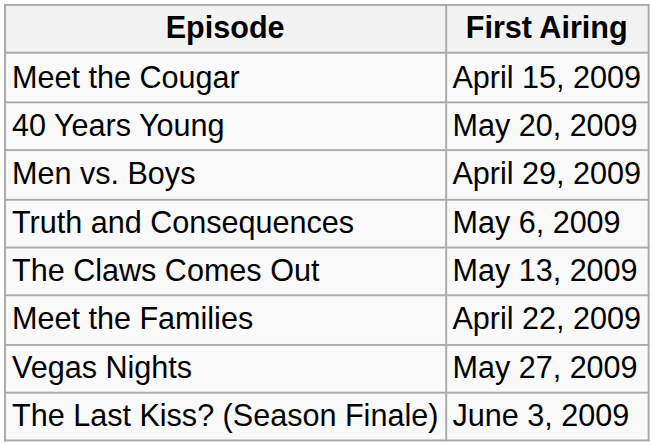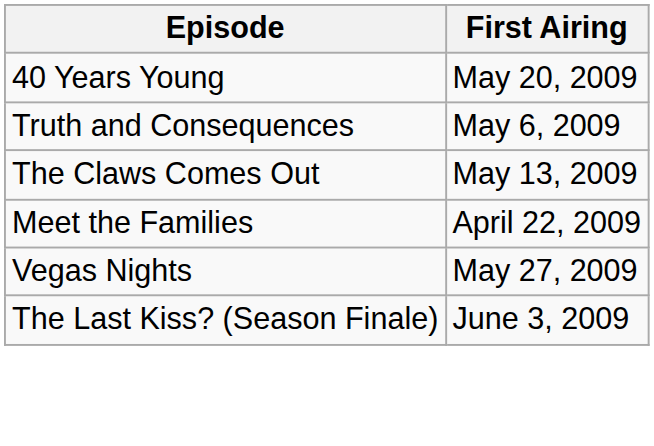- row: (126, 77)
- row: (104, 174)
